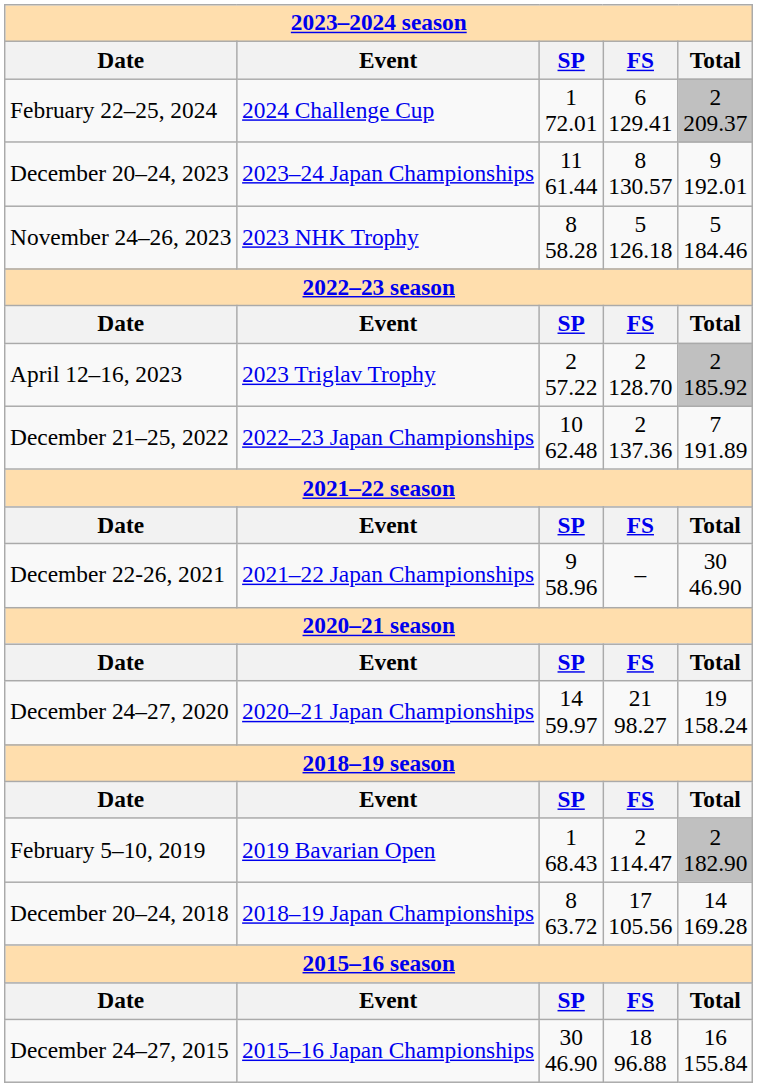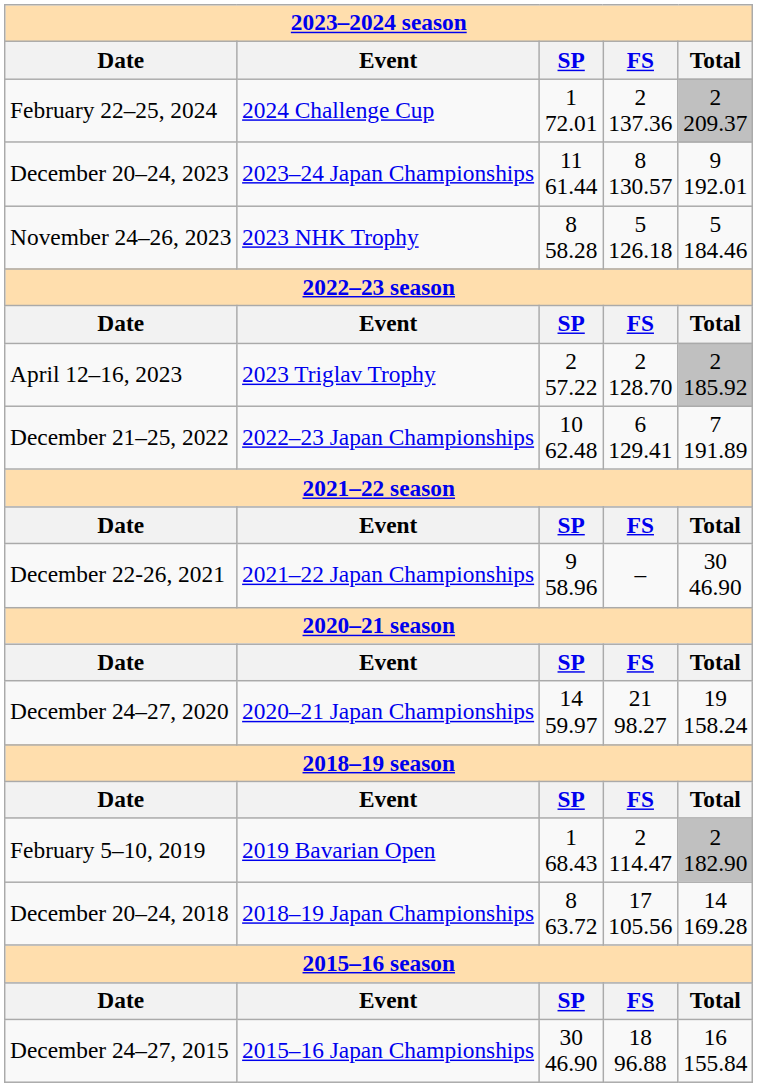(640, 110) 6 129.41 -> (640, 110) 2 137.36
(640, 437) 2 137.36 -> (640, 437) 6 129.41
